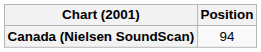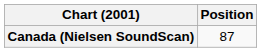(227, 36) 94 -> (227, 36) 87
